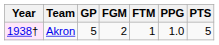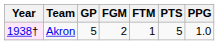columns swapped: (200, 13) <-> (172, 13)
